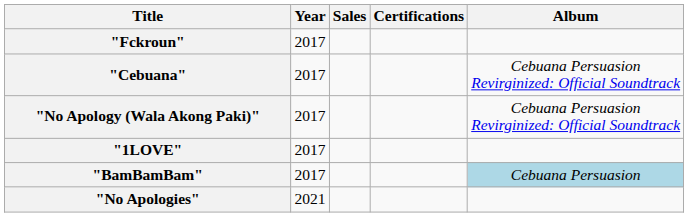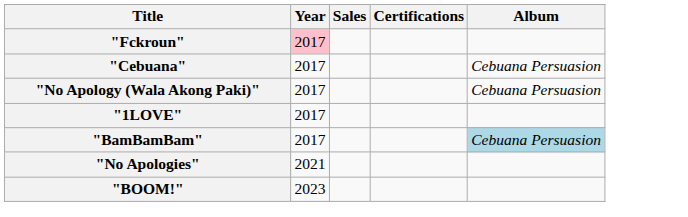(310, 41) no background -> (310, 41) pink background
(576, 74) Cebuana Persuasion Revirginized: Official Soundtrack -> (536, 66) Cebuana Persuasion
(576, 116) Cebuana Persuasion Revirginized: Official Soundtrack -> (536, 90) Cebuana Persuasion
+ row: (148, 189)
